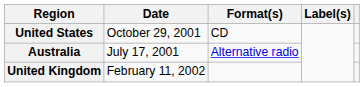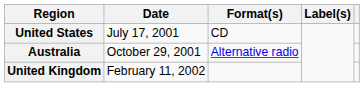(154, 33) October 29, 2001 -> (143, 33) July 17, 2001
(143, 52) July 17, 2001 -> (154, 52) October 29, 2001
